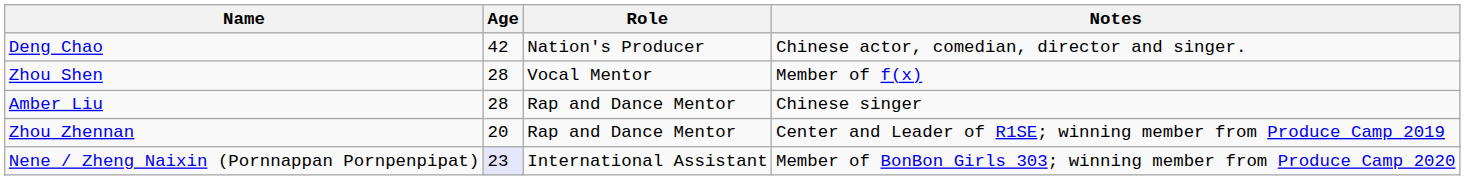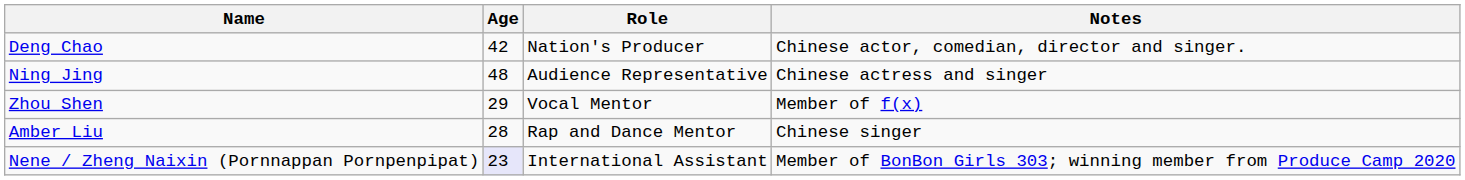+ row: (56, 76)
(498, 76) 28 -> (498, 104) 29
- row: (72, 132)
